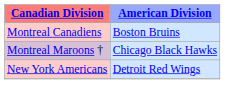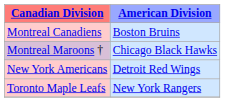+ row: (56, 87)
